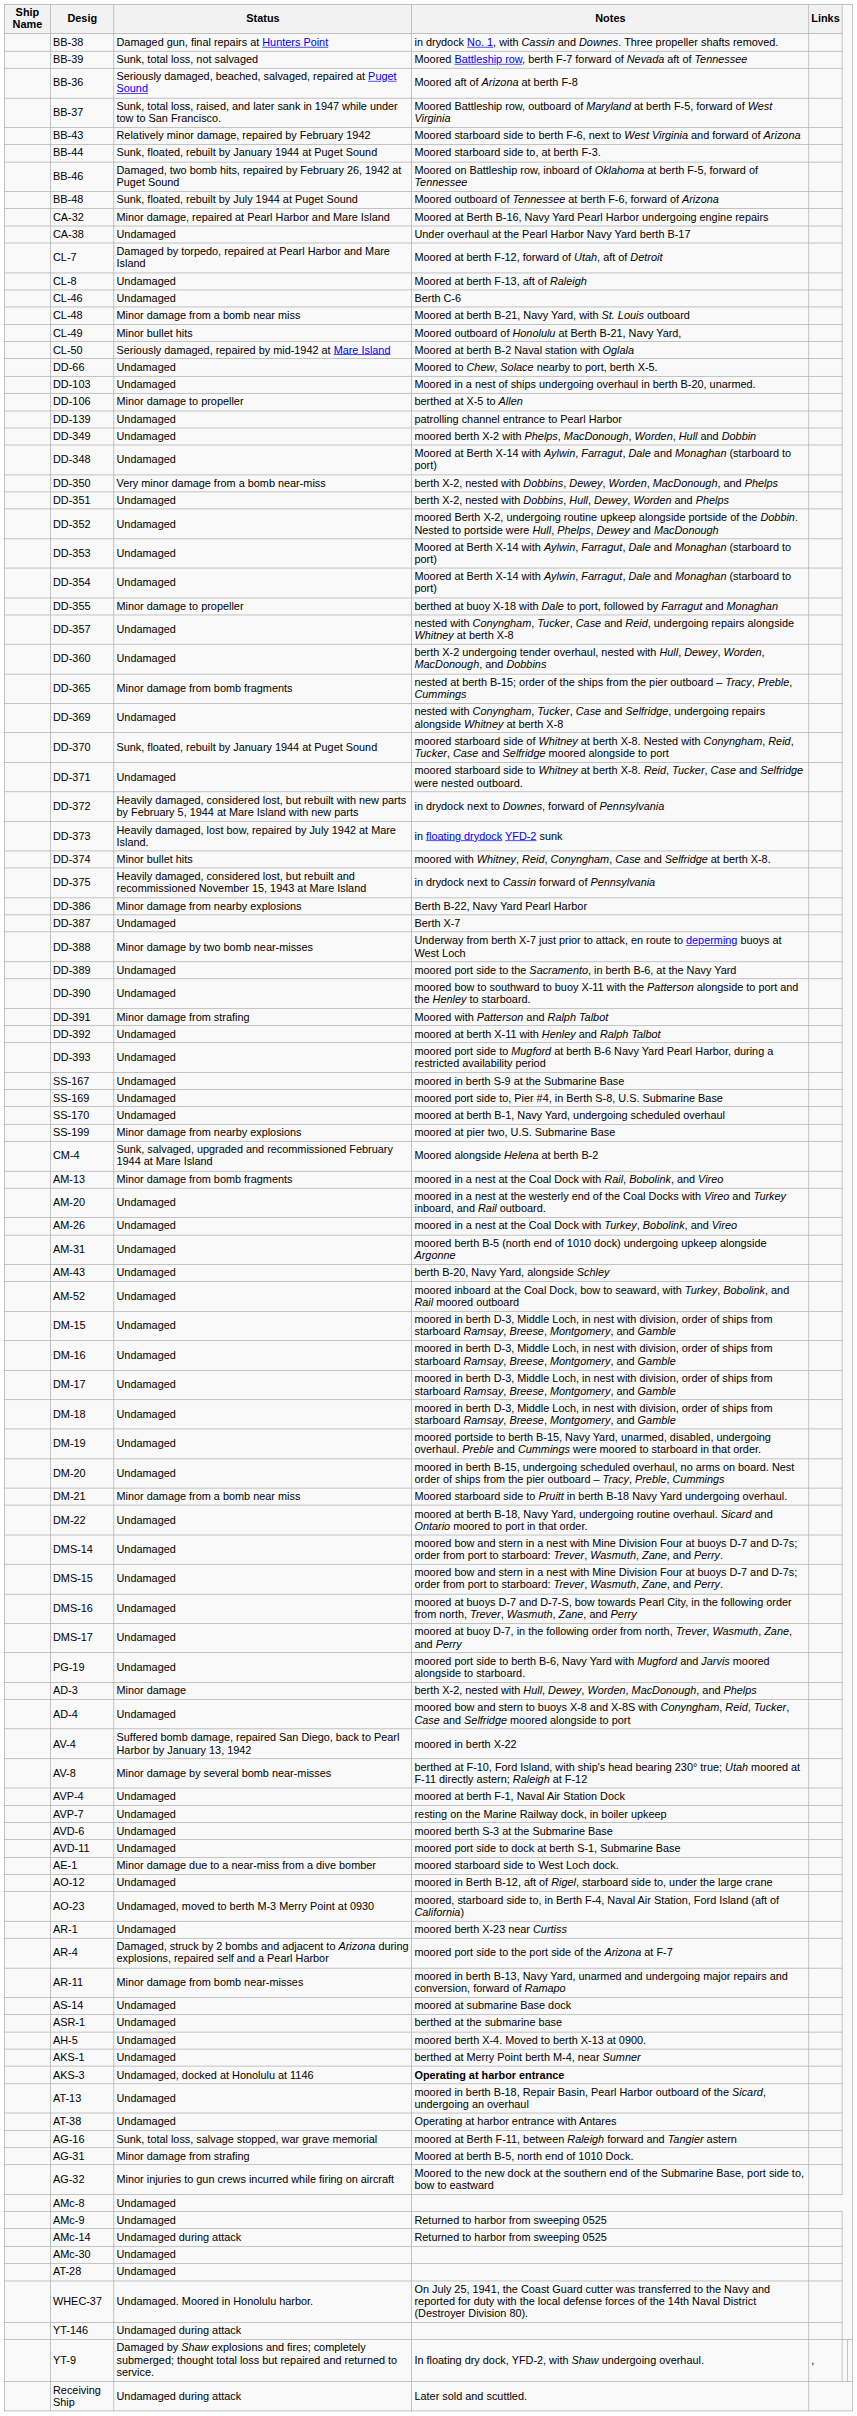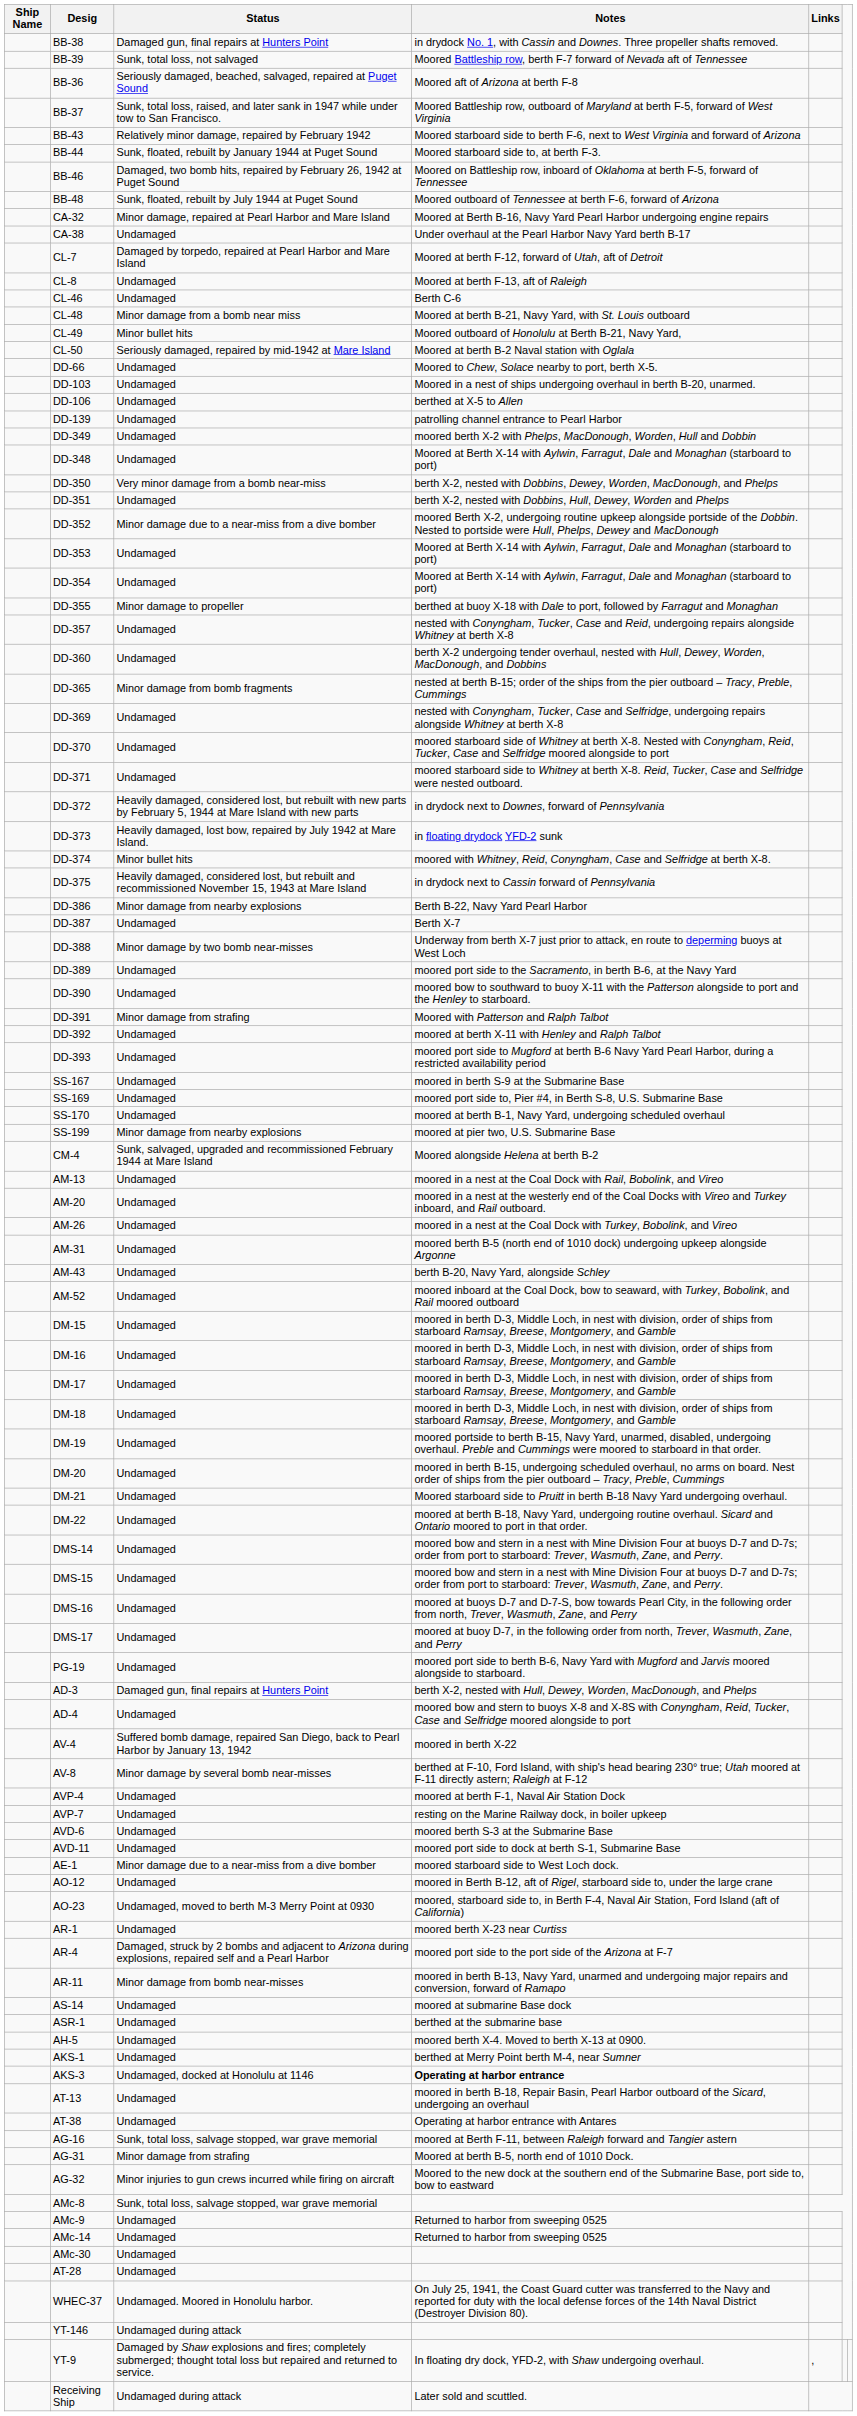(180, 402) Minor damage to propeller -> (146, 402) Undamaged
(146, 524) Undamaged -> (246, 524) Minor damage due to a near-miss from a dive bomber
(247, 747) Sunk, floated, rebuilt by January 1944 at Puget Sound -> (146, 747) Undamaged
(204, 1179) Minor damage from bomb fragments -> (146, 1179) Undamaged
(208, 1496) Minor damage from a bomb near miss -> (146, 1496) Undamaged
(151, 1691) Minor damage -> (222, 1691) Damaged gun, final repairs at Hunters Point
(146, 2203) Undamaged -> (247, 2203) Sunk, total loss, salvage stopped, war grave memorial
(179, 2237) Undamaged during attack -> (146, 2237) Undamaged
